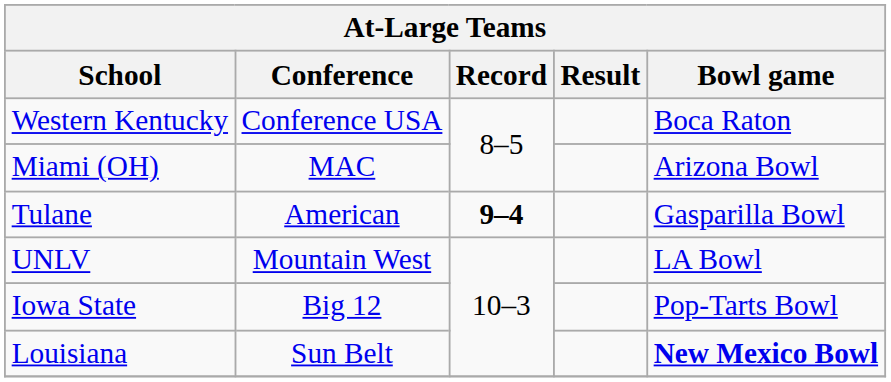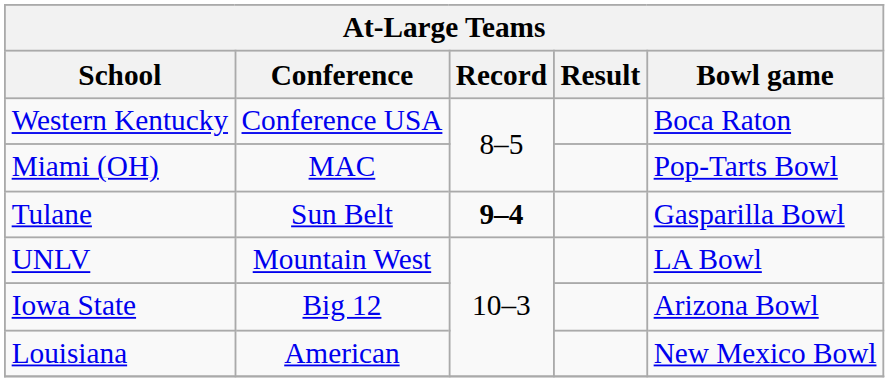(736, 167) Arizona Bowl -> (746, 167) Pop-Tarts Bowl
(342, 213) American -> (342, 213) Sun Belt
(746, 306) Pop-Tarts Bowl -> (736, 306) Arizona Bowl
(342, 352) Sun Belt -> (342, 352) American
(766, 352) bold -> (765, 352) normal
